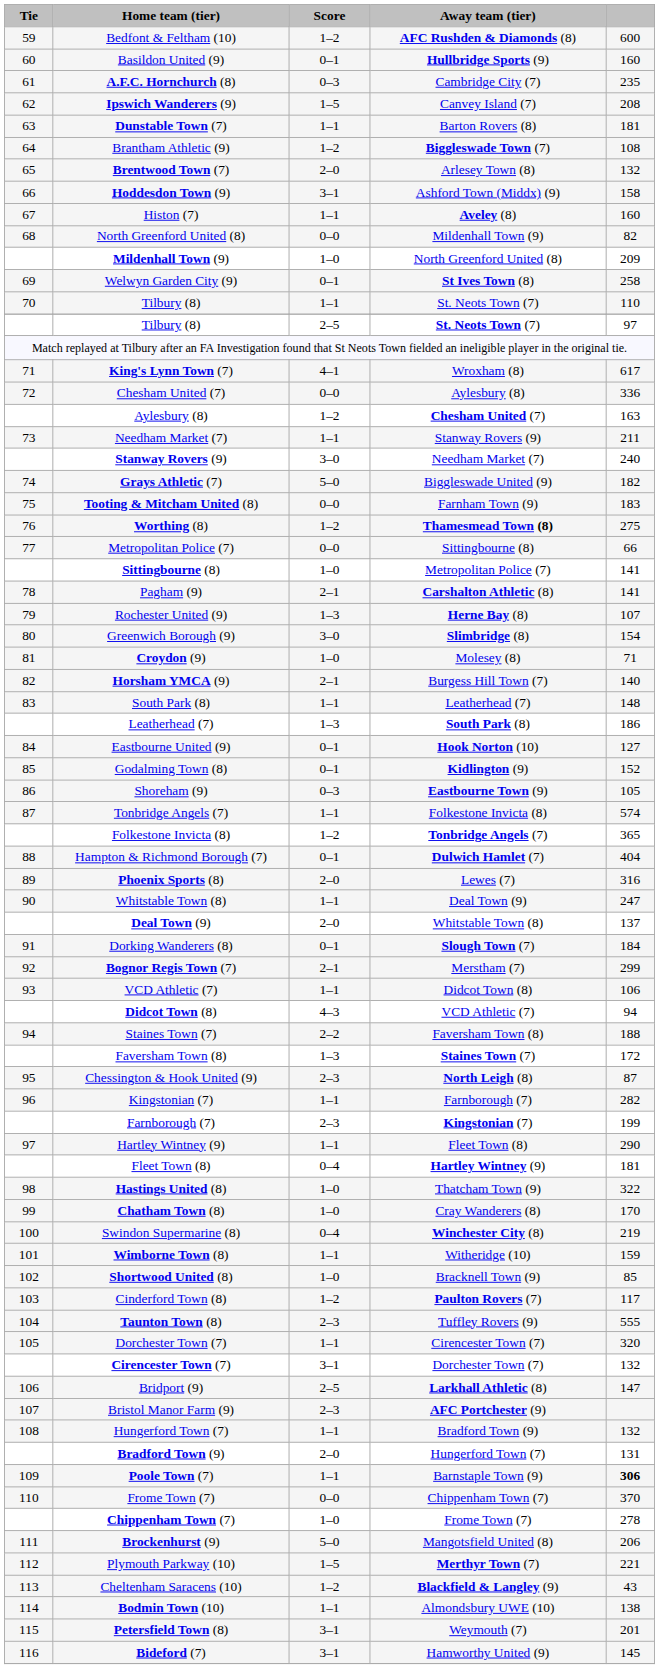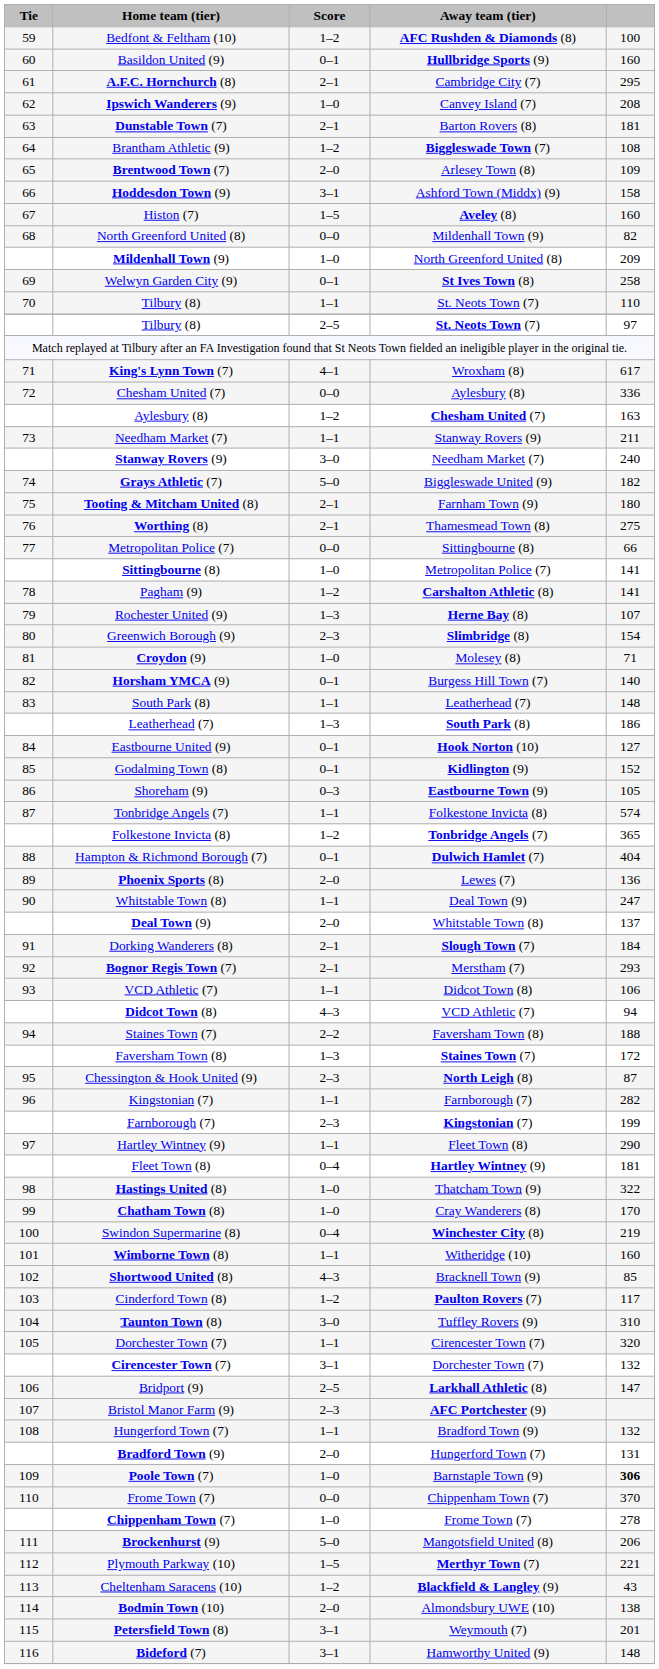(630, 38) 600 -> (630, 38) 100
(329, 82) 0–3 -> (329, 82) 2–1
(630, 82) 235 -> (630, 82) 295
(329, 104) 1–5 -> (329, 104) 1–0
(329, 126) 1–1 -> (329, 126) 2–1
(630, 170) 132 -> (630, 170) 109
(329, 214) 1–1 -> (329, 214) 1–5
(329, 504) 0–0 -> (329, 504) 2–1
(630, 504) 183 -> (630, 504) 180
(329, 526) 1–2 -> (329, 526) 2–1
(488, 526) bold -> (488, 526) normal
(329, 592) 2–1 -> (329, 592) 1–2
(329, 636) 3–0 -> (329, 636) 2–3
(329, 680) 2–1 -> (329, 680) 0–1
(630, 879) 316 -> (630, 879) 136
(329, 945) 0–1 -> (329, 945) 2–1
(630, 967) 299 -> (630, 967) 293
(630, 1255) 159 -> (630, 1255) 160
(329, 1277) 1–0 -> (329, 1277) 4–3
(329, 1321) 2–3 -> (329, 1321) 3–0
(630, 1321) 555 -> (630, 1321) 310
(329, 1475) 1–1 -> (329, 1475) 1–0
(329, 1608) 1–1 -> (329, 1608) 2–0
(630, 1652) 145 -> (630, 1652) 148
